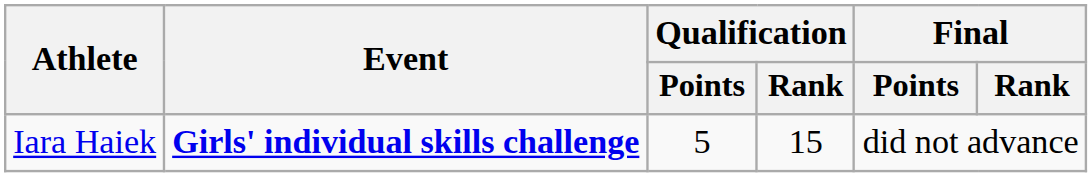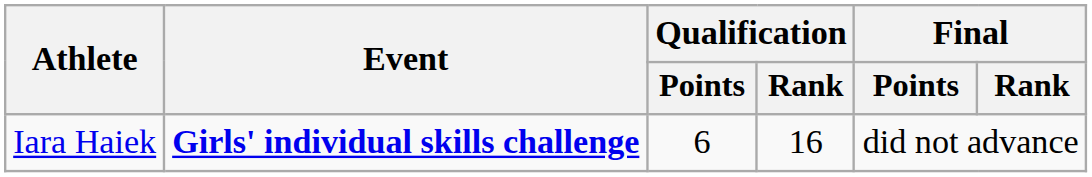(702, 142) 5 -> (702, 142) 6
(806, 142) 15 -> (806, 142) 16
